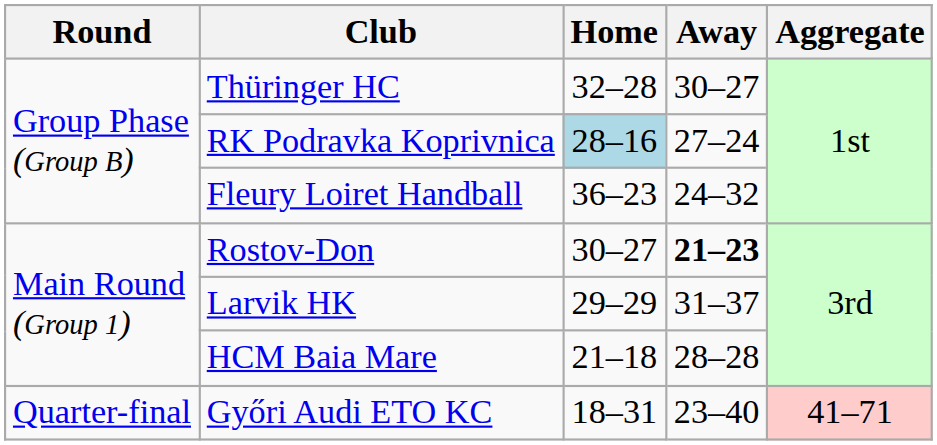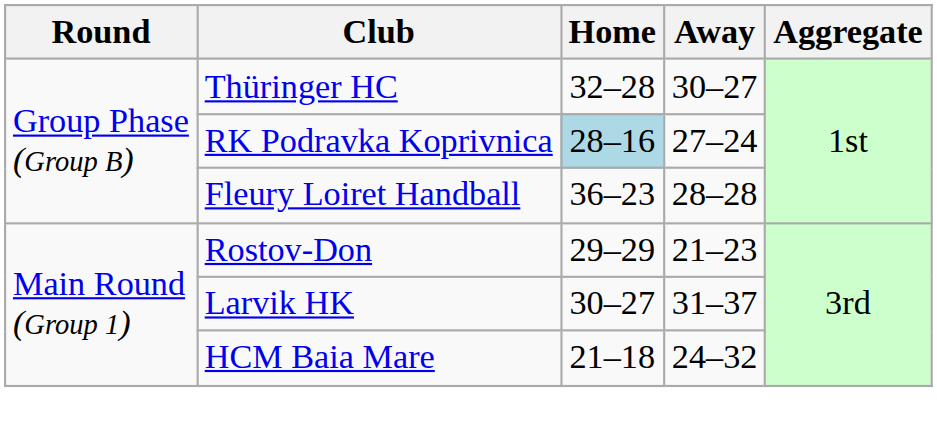(717, 194) 24–32 -> (715, 194) 28–28
(614, 248) 30–27 -> (612, 248) 29–29
(717, 248) bold -> (715, 248) normal
(614, 303) 29–29 -> (612, 303) 30–27
(717, 357) 28–28 -> (715, 357) 24–32
- row: (350, 411)
